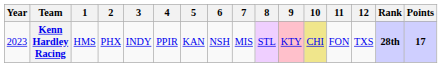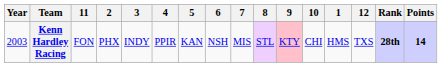columns swapped: (85, 13) <-> (339, 13)
(17, 42) 2023 -> (17, 42) 2003
(315, 42) khaki background -> (314, 42) no background
(420, 42) 17 -> (420, 42) 14
